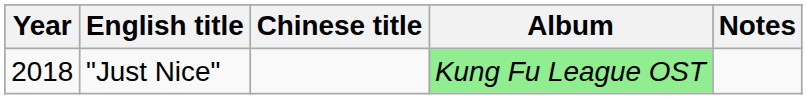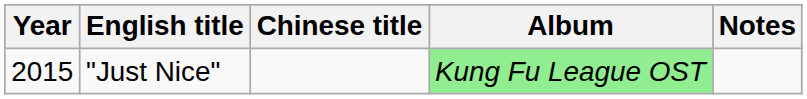(42, 70) 2018 -> (42, 70) 2015
